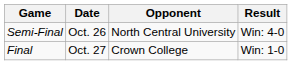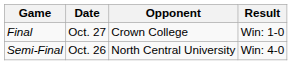rows swapped: (35, 32) <-> (20, 50)
